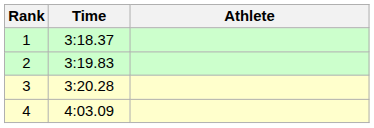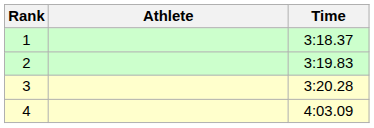columns swapped: (249, 16) <-> (89, 16)
